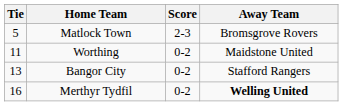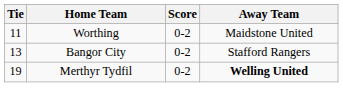- row: (96, 33)
(16, 91) 16 -> (16, 71) 19
